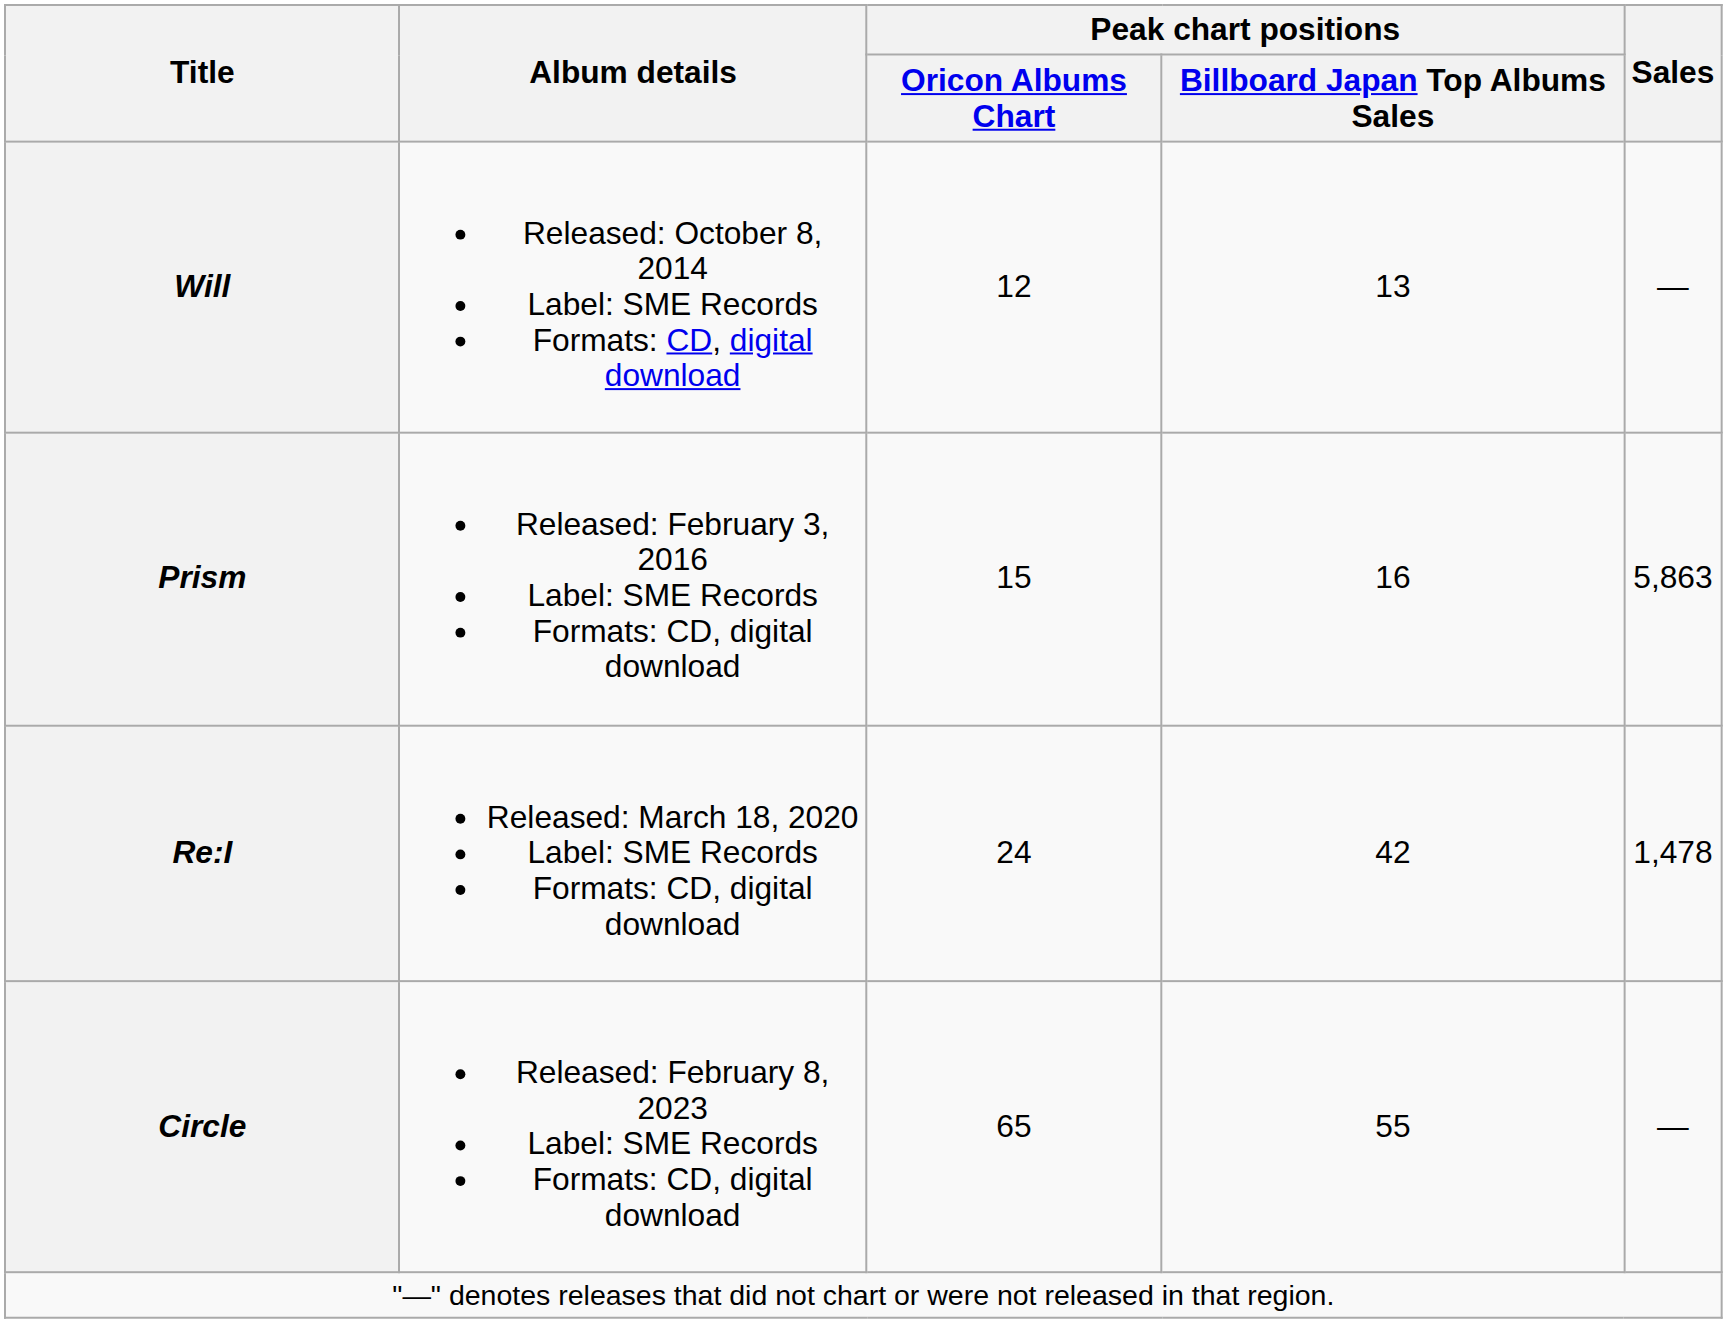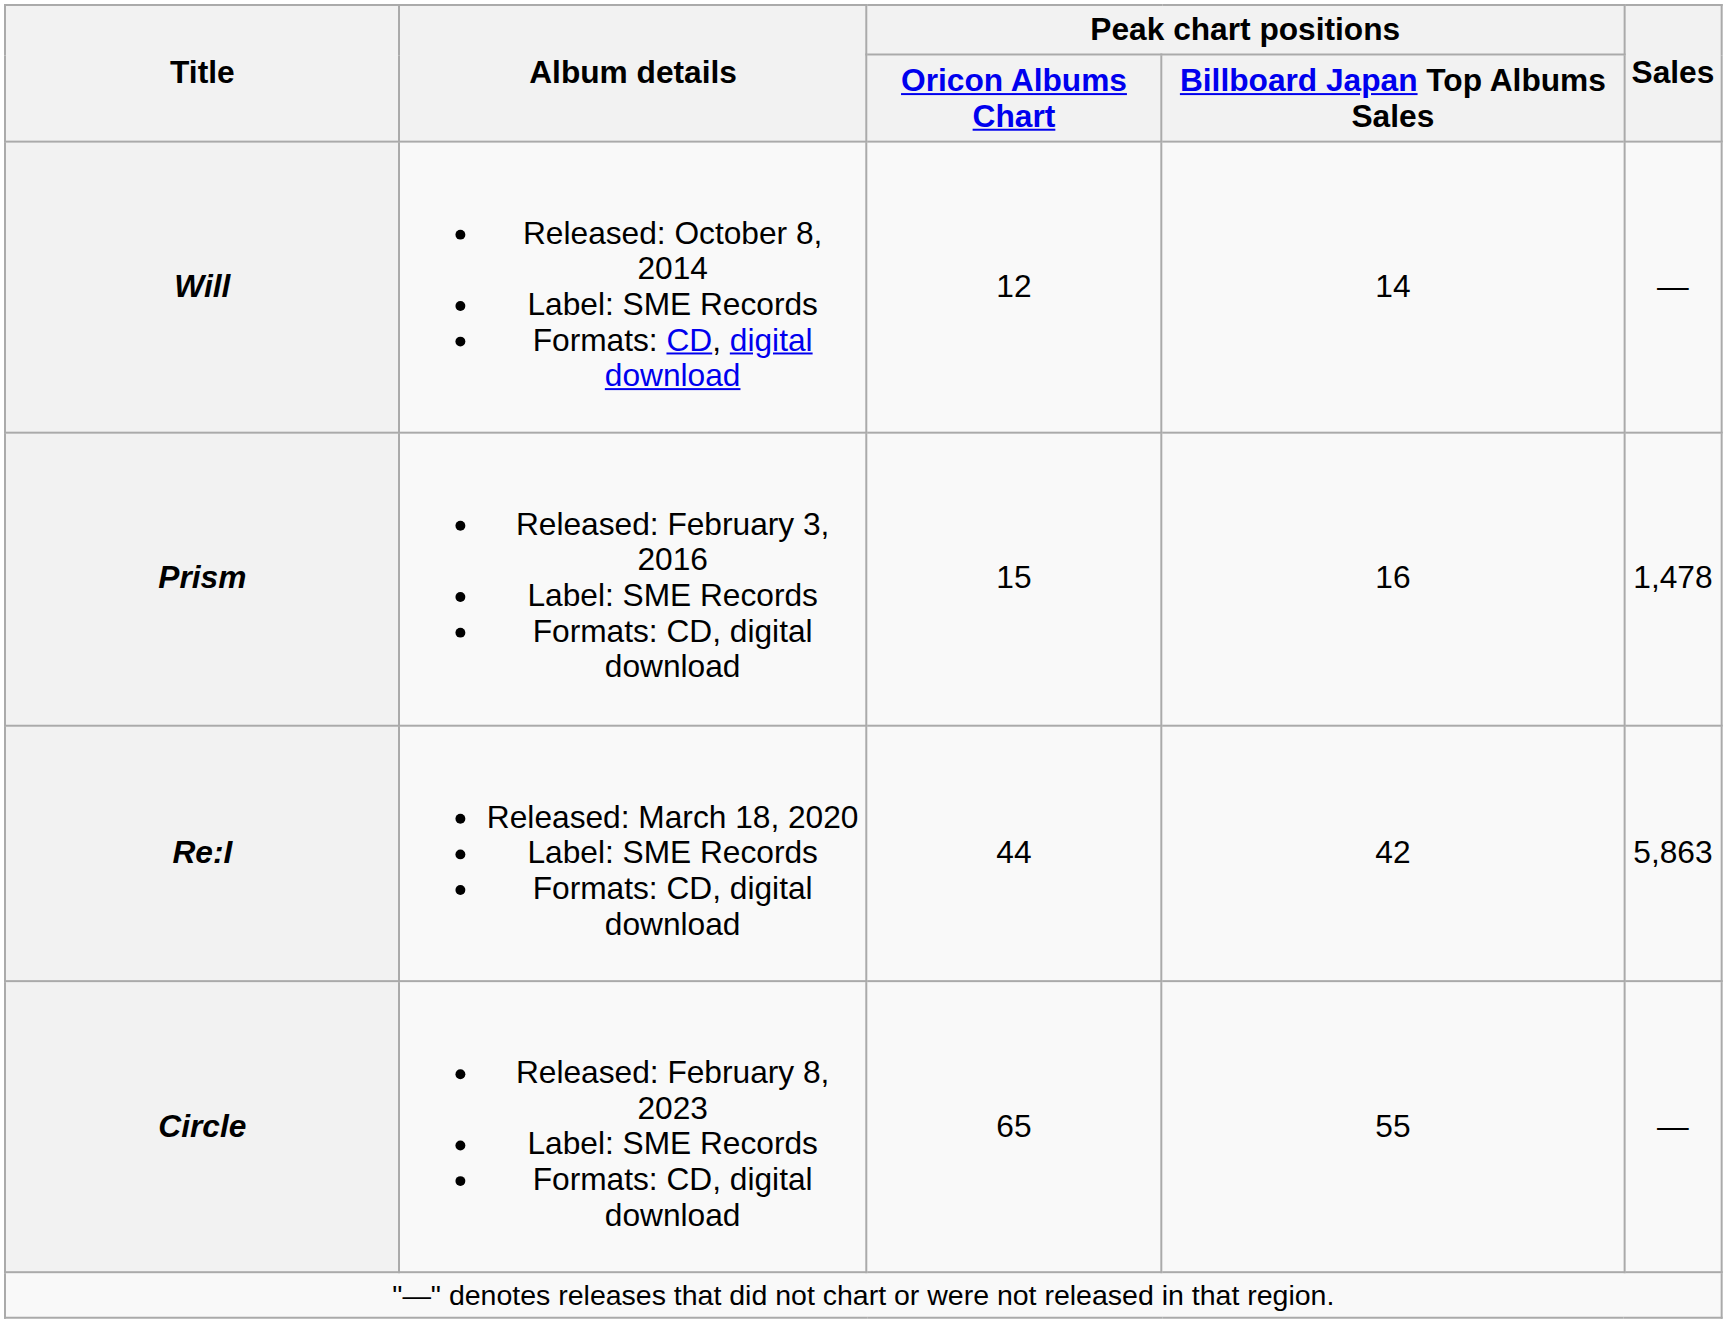(1393, 286) 13 -> (1393, 286) 14
(1673, 578) 5,863 -> (1673, 578) 1,478
(1014, 852) 24 -> (1014, 852) 44
(1673, 852) 1,478 -> (1673, 852) 5,863
